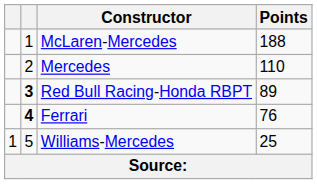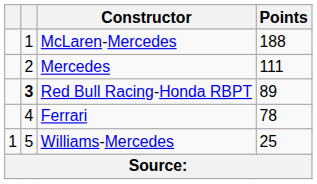(272, 66) 110 -> (271, 66) 111
(29, 116) bold -> (29, 116) normal
(268, 116) 76 -> (268, 116) 78
